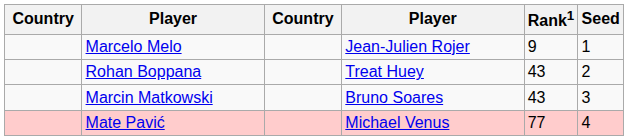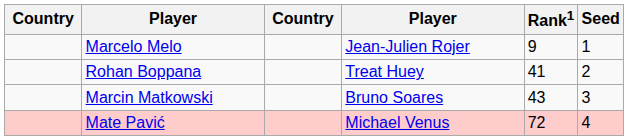(537, 72) 43 -> (537, 72) 41
(537, 123) 77 -> (537, 123) 72
